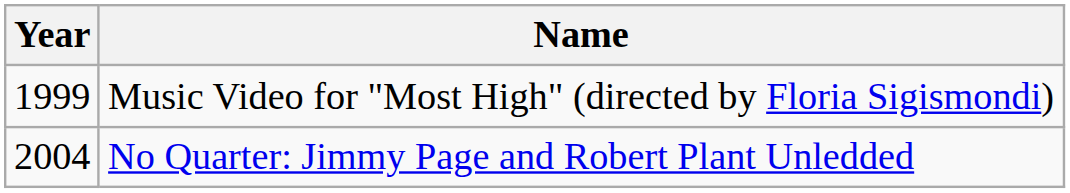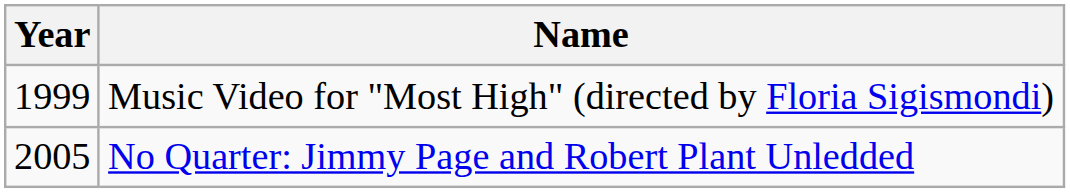(52, 156) 2004 -> (52, 156) 2005
